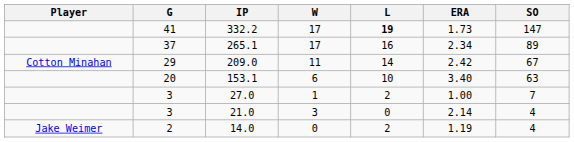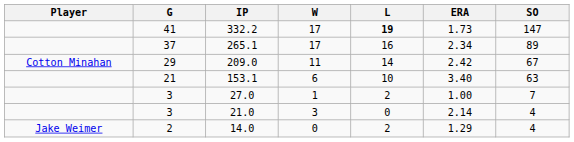(170, 79) 20 -> (170, 79) 21
(460, 128) 1.19 -> (460, 128) 1.29
